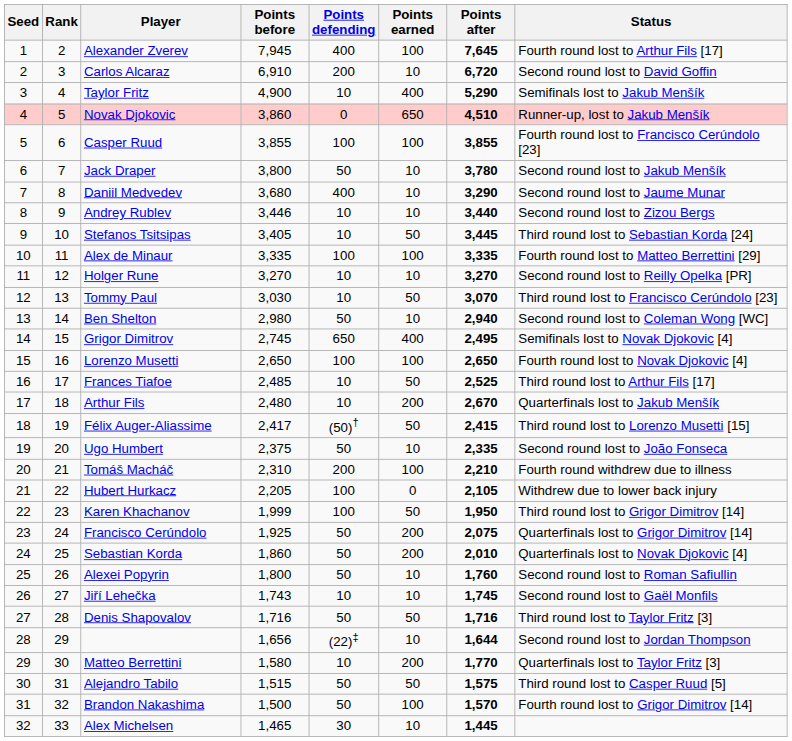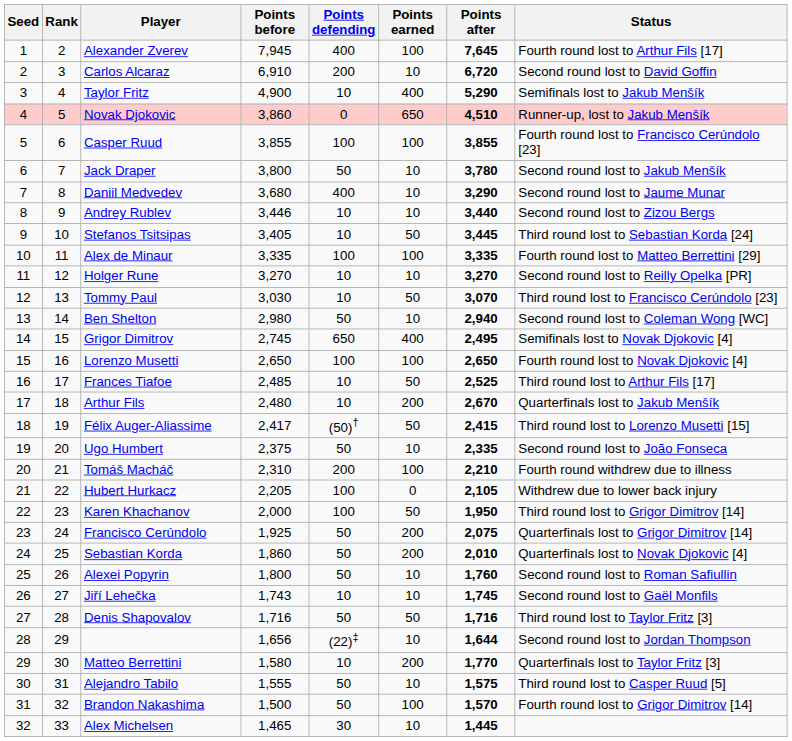(275, 511) 1,999 -> (275, 511) 2,000
(275, 683) 1,515 -> (275, 683) 1,555
(413, 683) 50 -> (413, 683) 10
